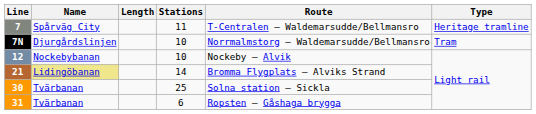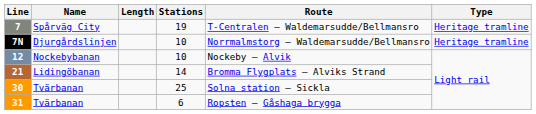(181, 27) 11 -> (181, 27) 19
(445, 42) Tram -> (481, 42) Heritage tramline
(67, 72) khaki background -> (67, 72) no background
